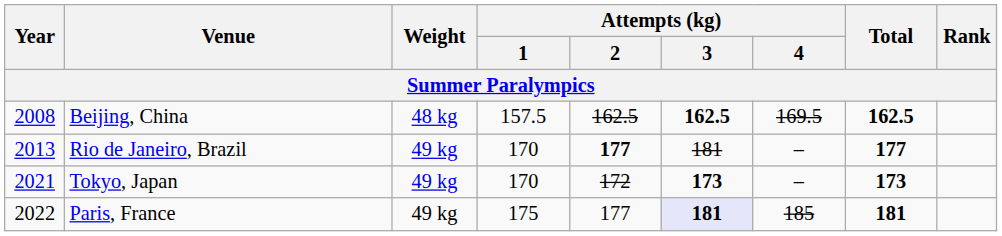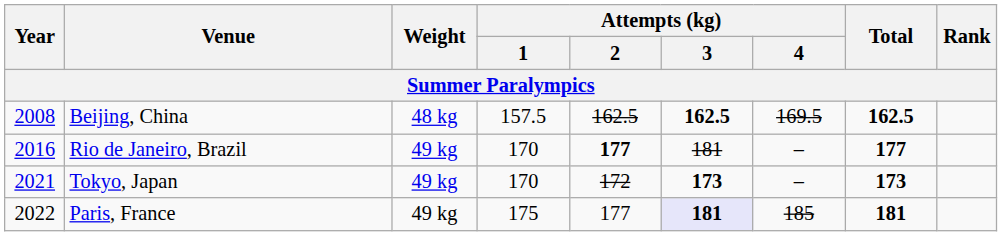(35, 149) 2013 -> (35, 149) 2016
